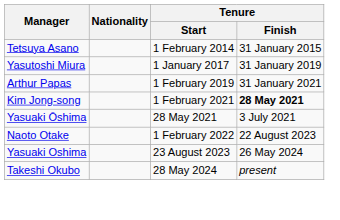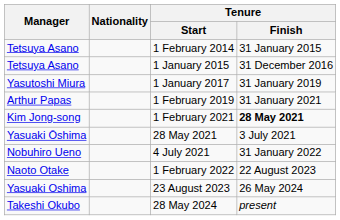+ row: (191, 65)
+ row: (181, 153)
